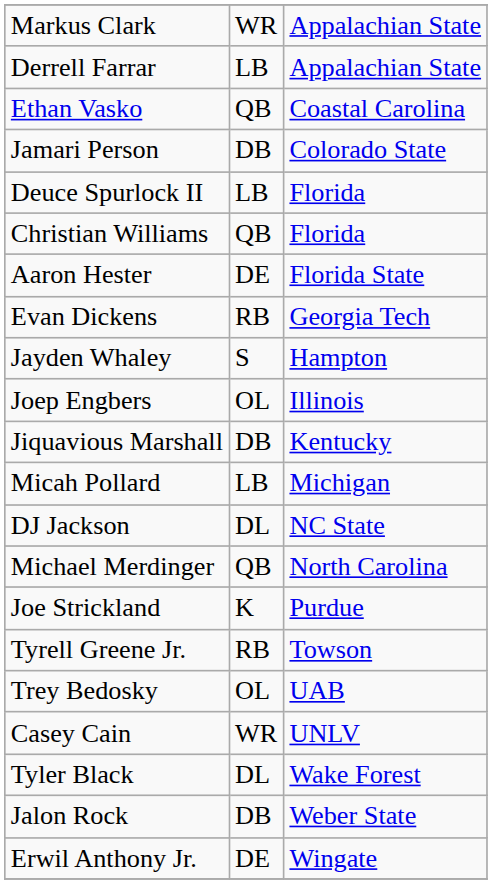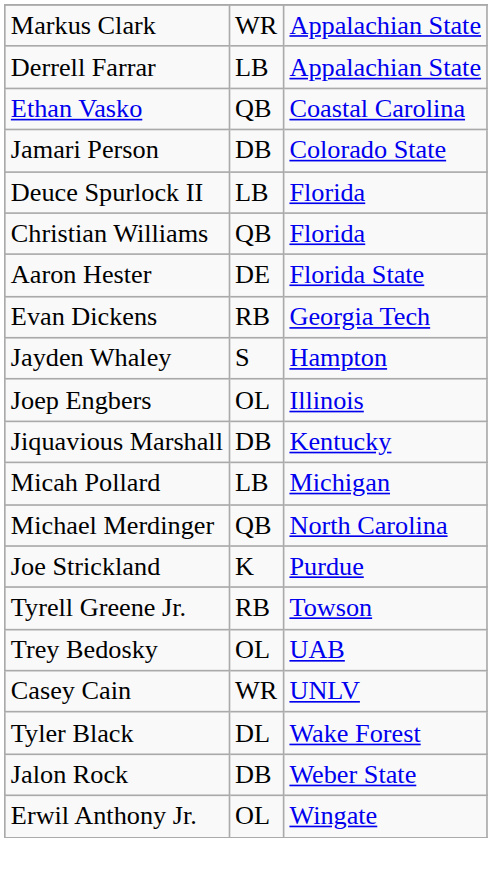- row: (70, 524)
(253, 857) DE -> (253, 815) OL
